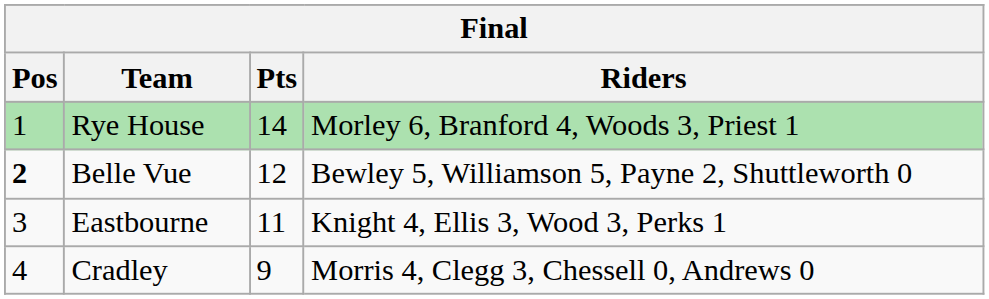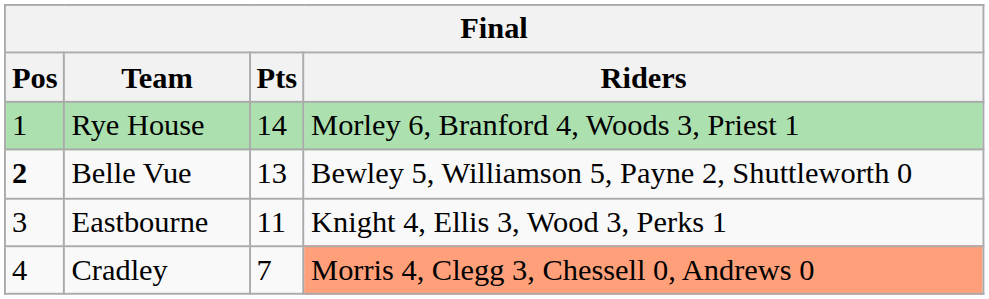(272, 173) 12 -> (272, 173) 13
(264, 269) 9 -> (264, 269) 7
(563, 269) no background -> (563, 269) lightsalmon background
